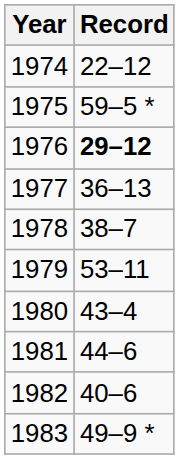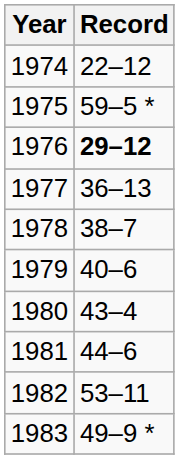(115, 270) 53–11 -> (109, 270) 40–6
(109, 392) 40–6 -> (115, 392) 53–11
